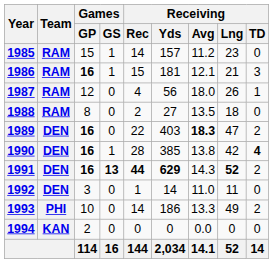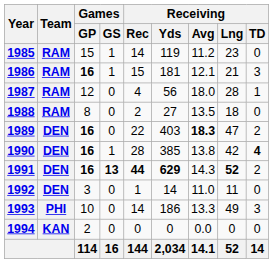(170, 53) 157 -> (170, 53) 119
(232, 92) 26 -> (232, 92) 28
(257, 209) 2 -> (257, 209) 3
